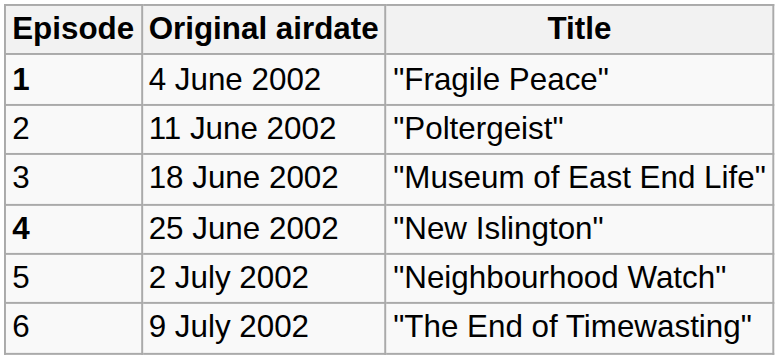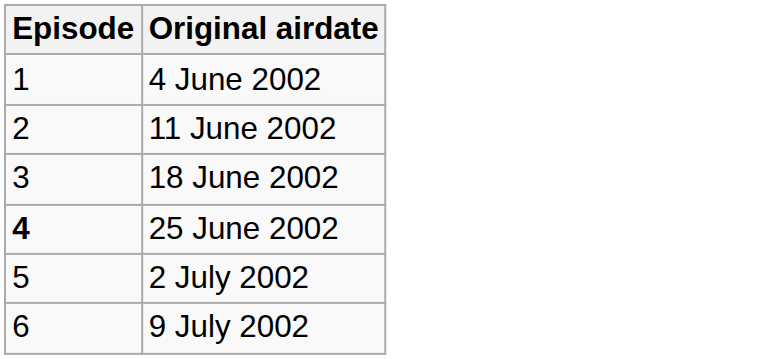- column: (579, 29)
(21, 79) bold -> (21, 79) normal
